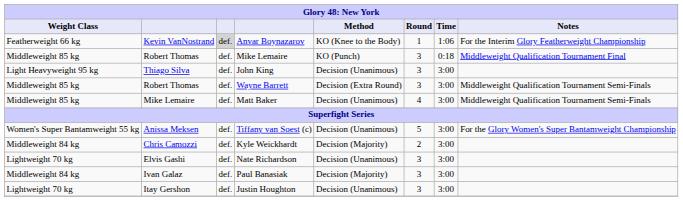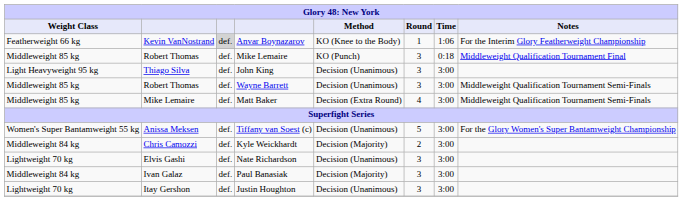(359, 85) Decision (Extra Round) -> (357, 85) Decision (Unanimous)
(357, 100) Decision (Unanimous) -> (359, 100) Decision (Extra Round)
